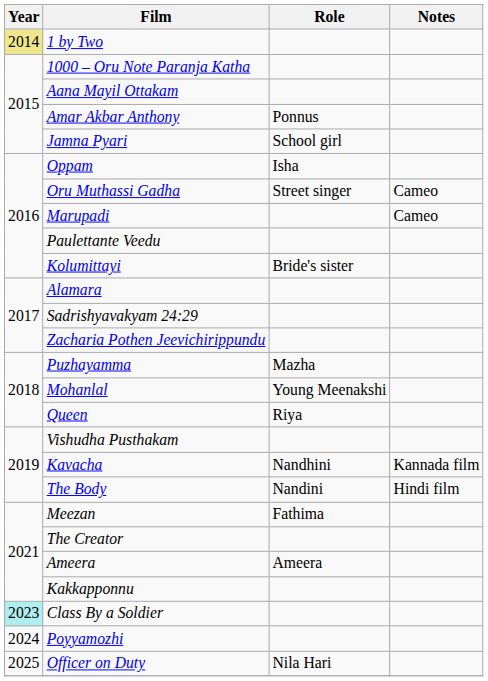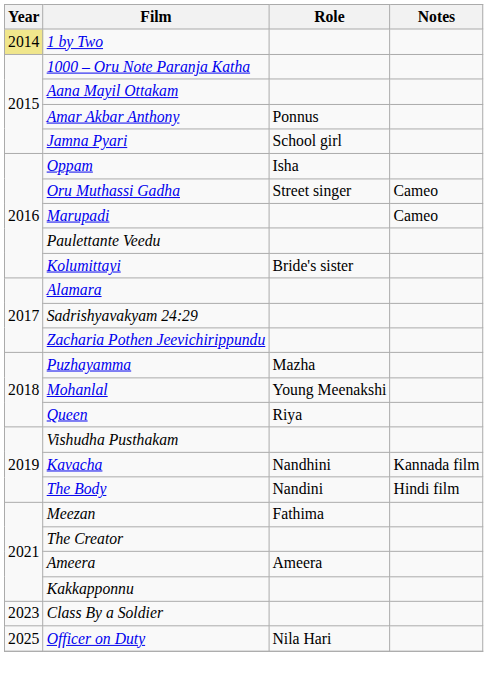(24, 613) paleturquoise background -> (24, 613) no background
- row: (85, 638)
